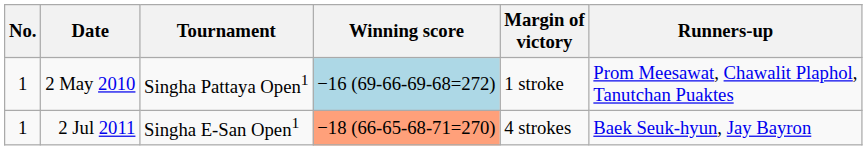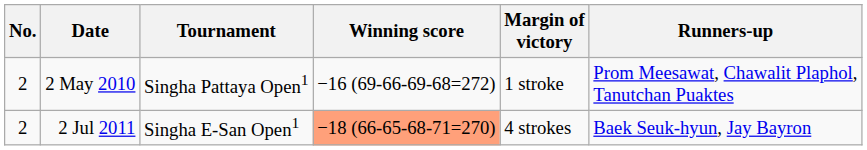(23, 84) 1 -> (23, 84) 2
(406, 84) lightblue background -> (406, 84) no background
(23, 127) 1 -> (23, 127) 2
